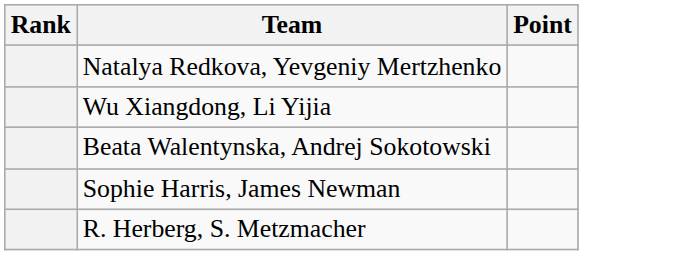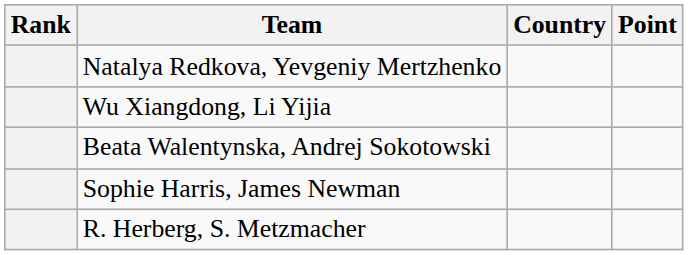+ column: (560, 24)
